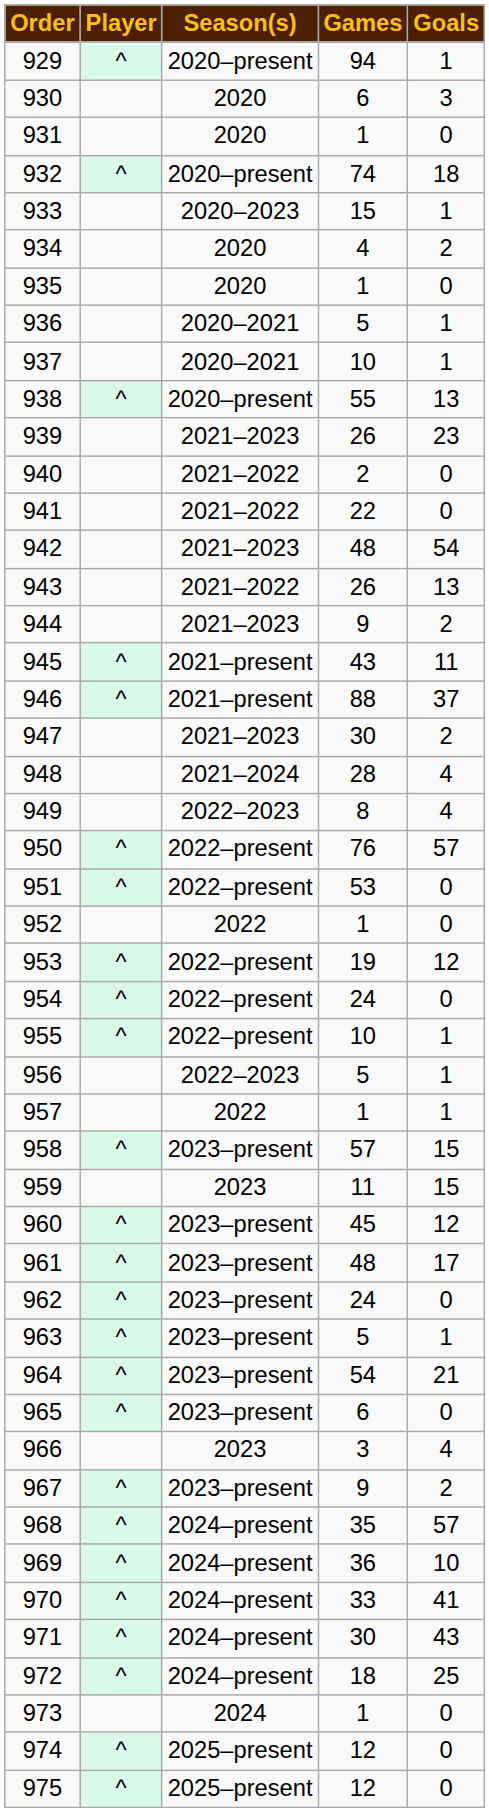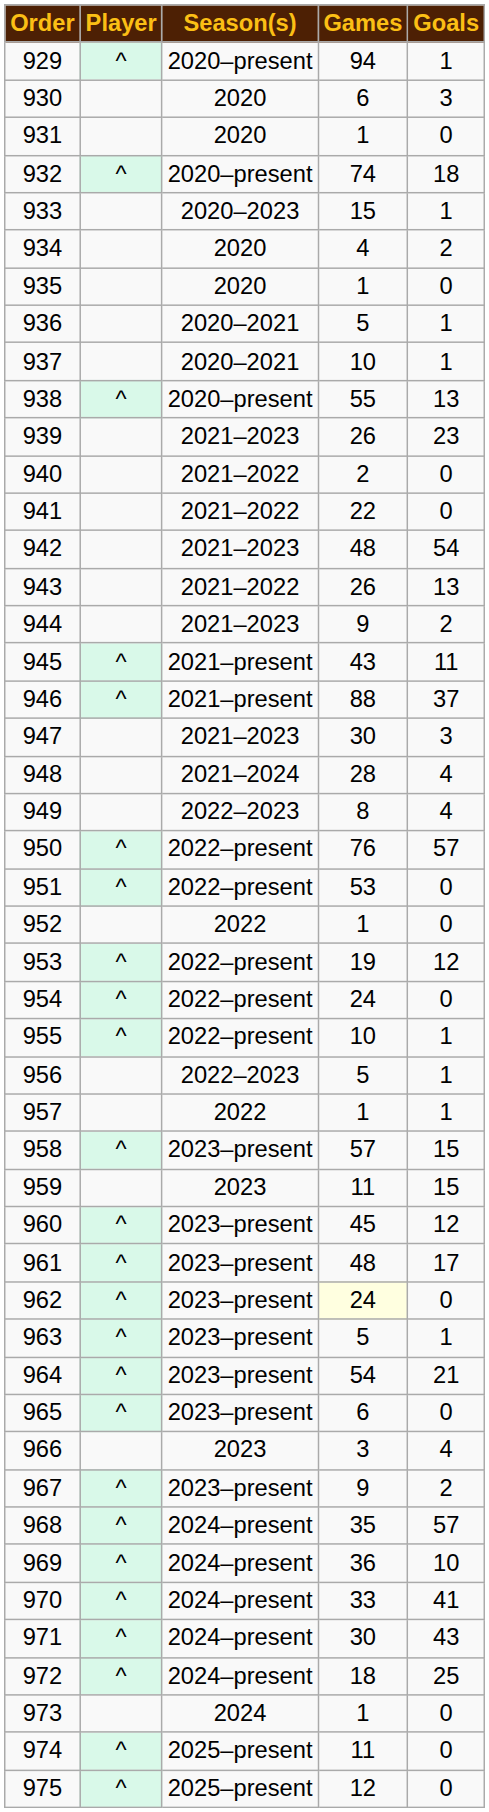(446, 736) 2 -> (446, 736) 3
(363, 1300) no background -> (363, 1300) lightyellow background
(363, 1750) 12 -> (363, 1750) 11
